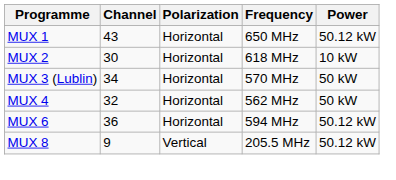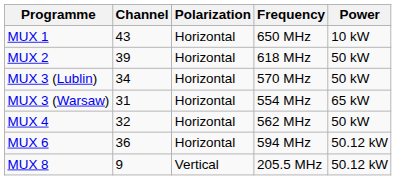(348, 36) 50.12 kW -> (350, 36) 10 kW
(111, 57) 30 -> (123, 57) 39
(338, 57) 10 kW -> (350, 57) 50 kW
+ row: (58, 100)
